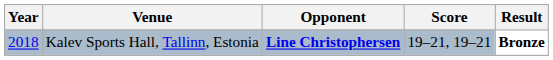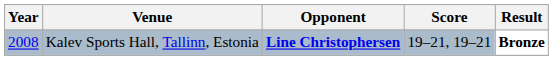(23, 42) 2018 -> (23, 42) 2008
